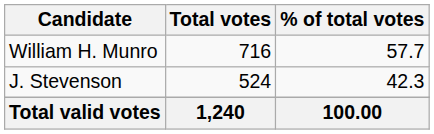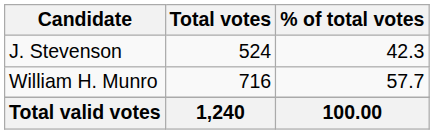rows swapped: (83, 50) <-> (66, 81)
